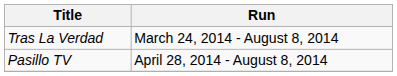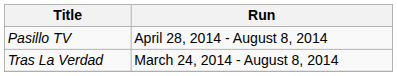rows swapped: (39, 60) <-> (55, 37)
